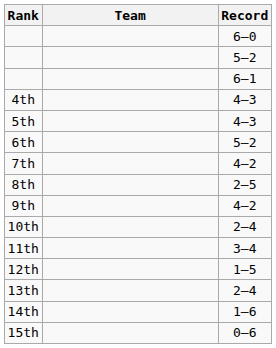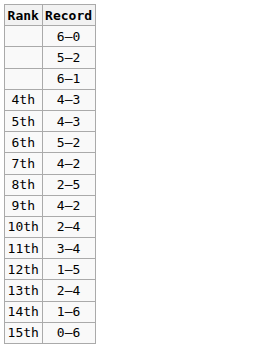- column: (130, 15)
